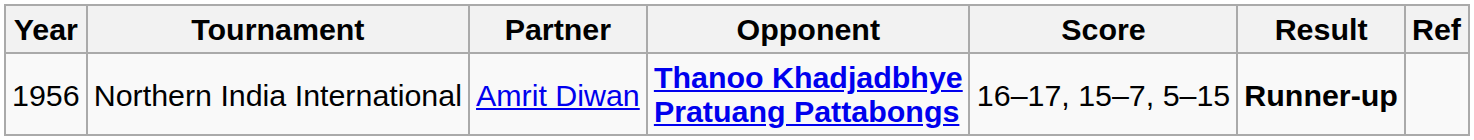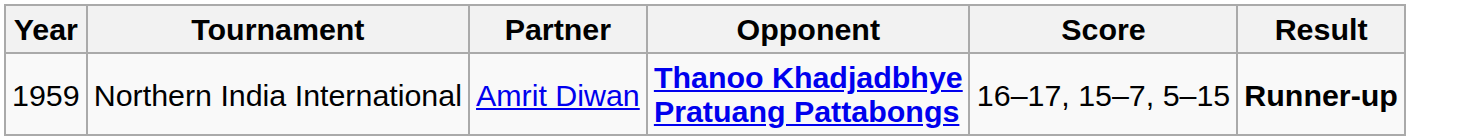- column: (1437, 29)
(46, 94) 1956 -> (46, 94) 1959
